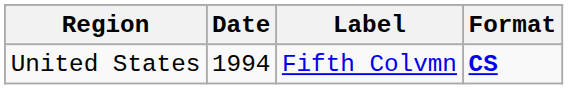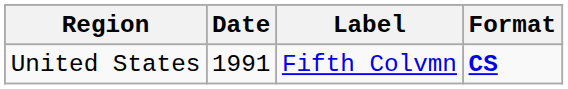(241, 64) 1994 -> (241, 64) 1991
